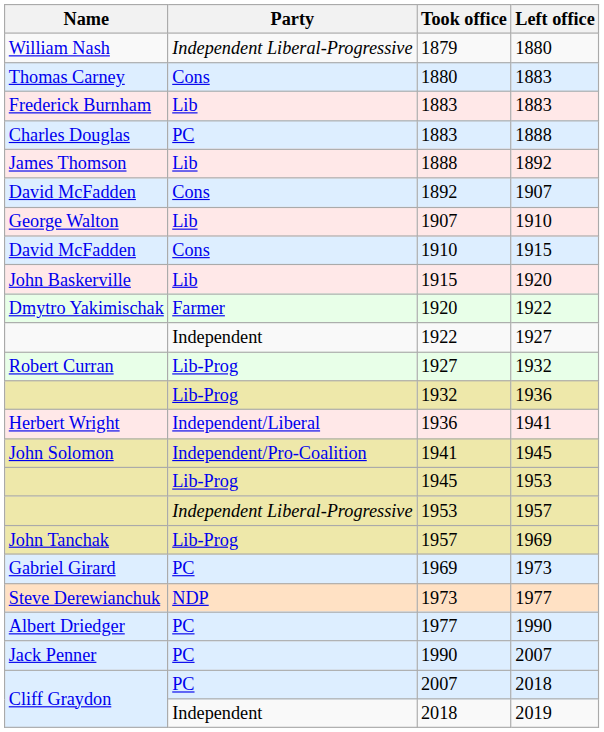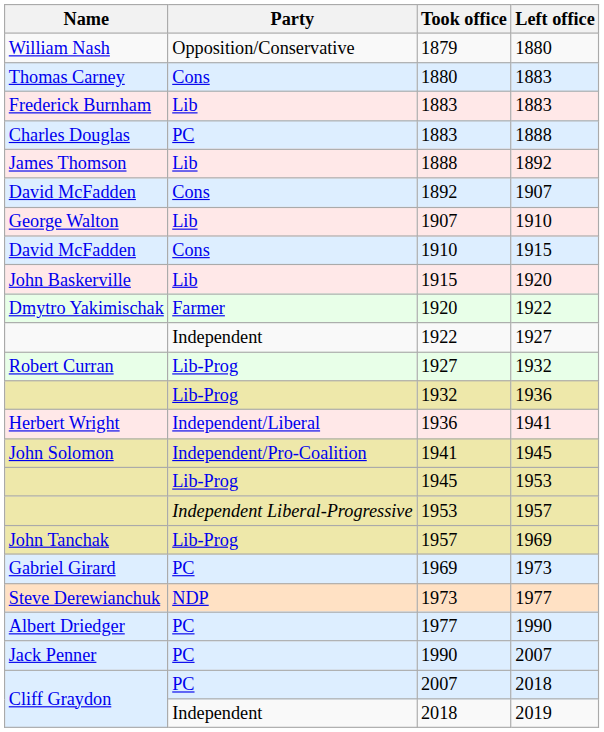(292, 47) Independent Liberal-Progressive -> (263, 47) Opposition/Conservative
